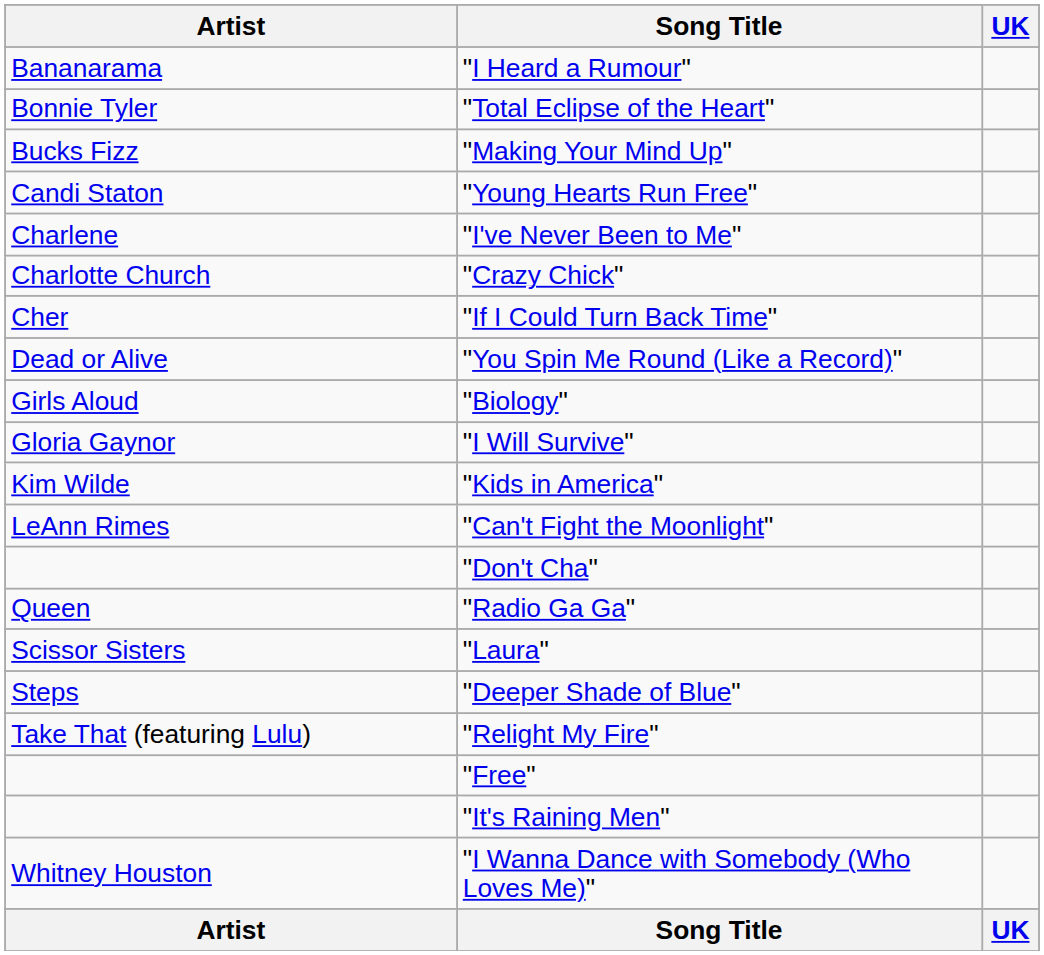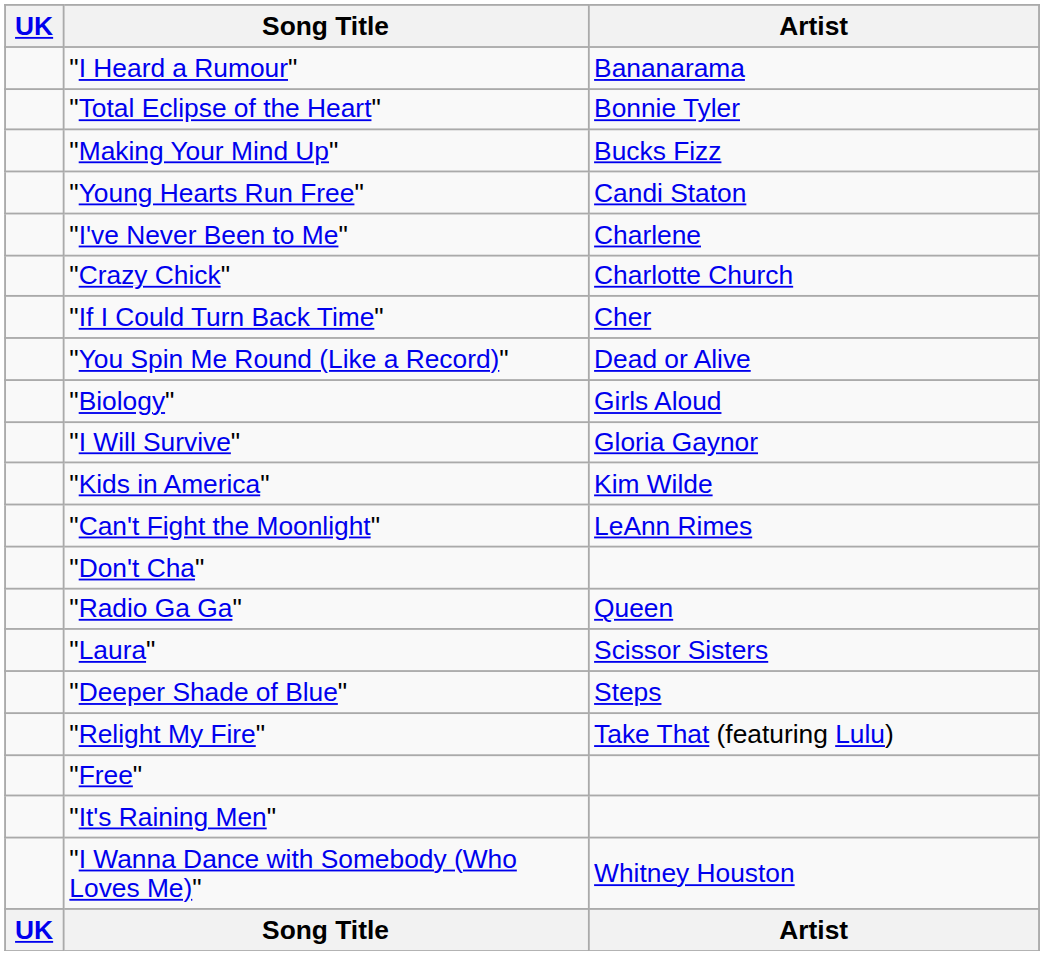columns swapped: (231, 26) <-> (1010, 26)
